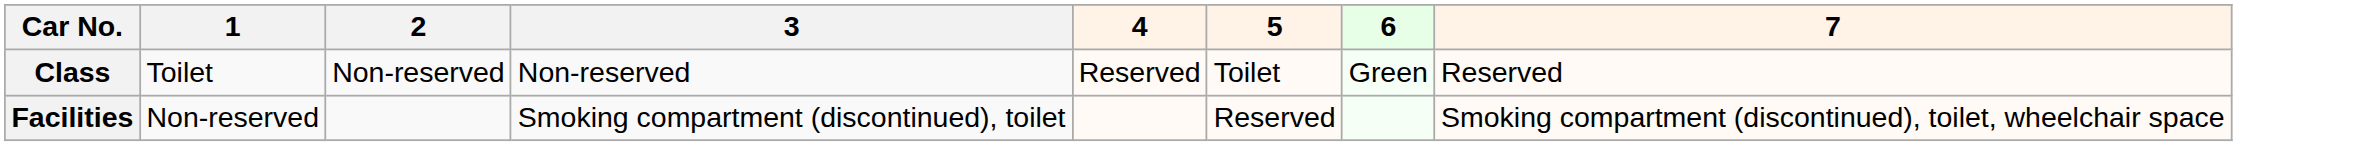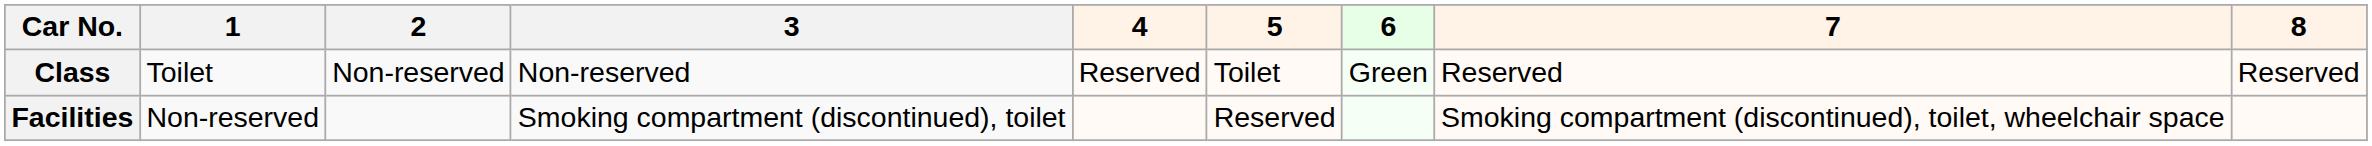+ column: (2299, 27)
